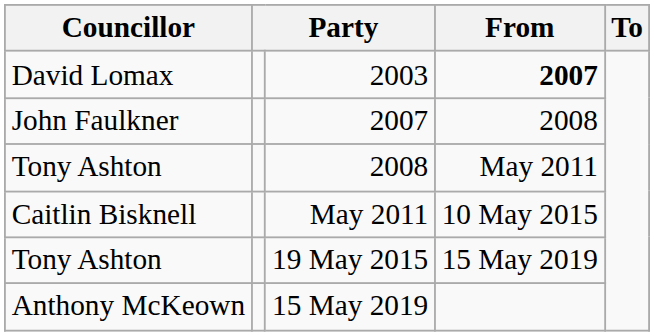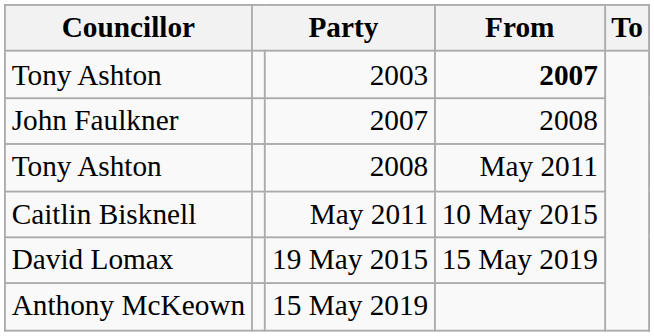(93, 74) David Lomax -> (87, 74) Tony Ashton
(87, 259) Tony Ashton -> (93, 259) David Lomax
